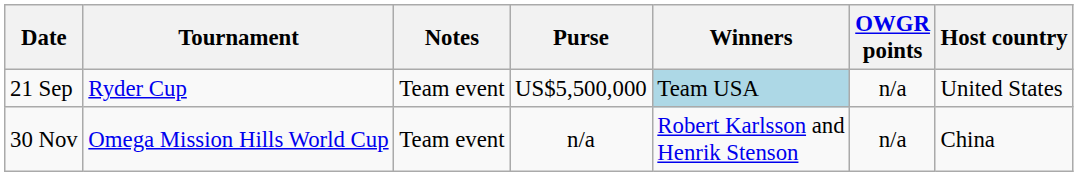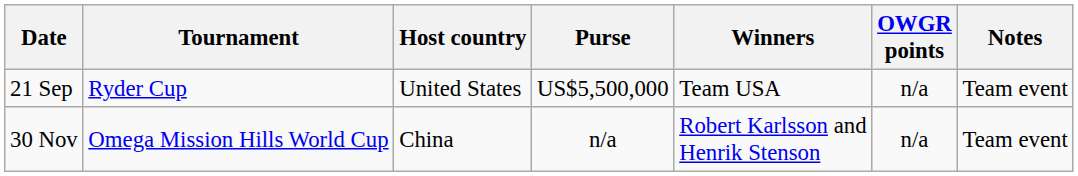columns swapped: (1004, 36) <-> (452, 36)
(708, 88) lightblue background -> (730, 88) no background
